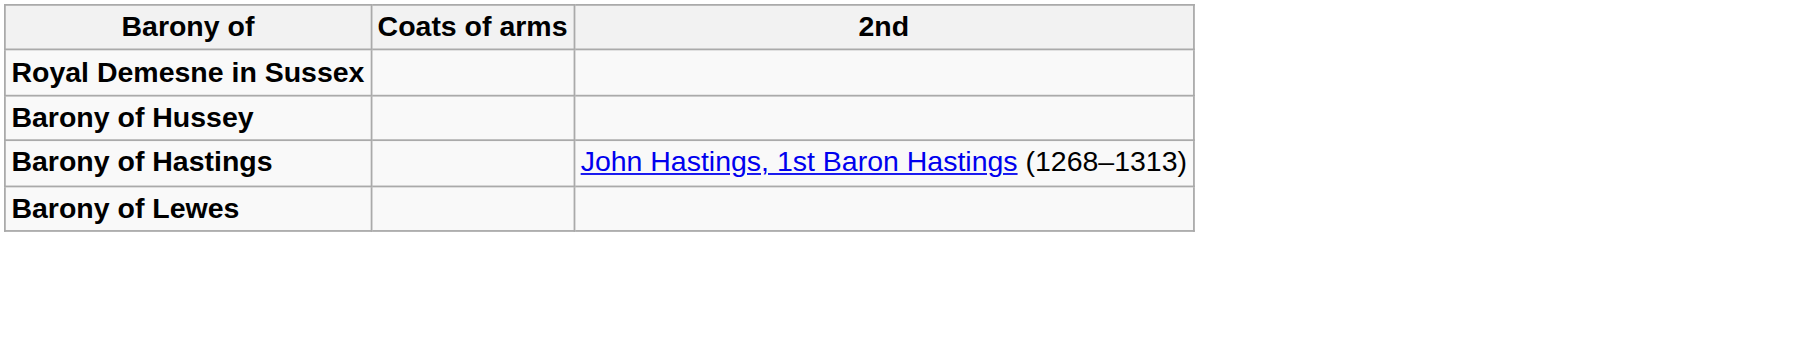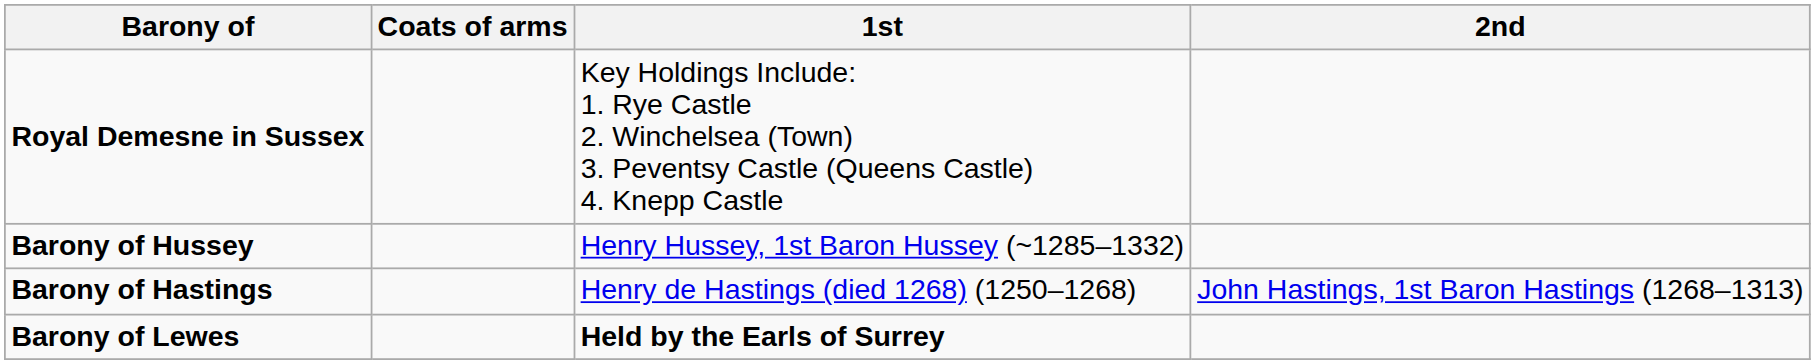+ column: (882, 27)
